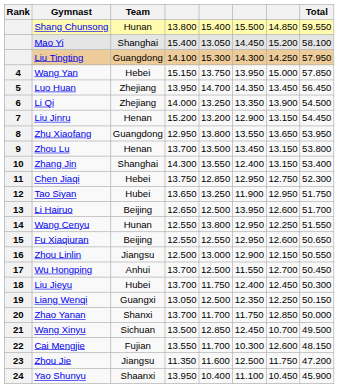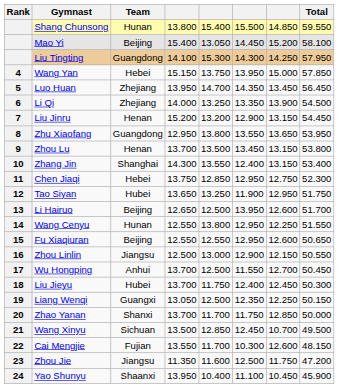(138, 42) Shanghai -> (138, 42) Beijing
